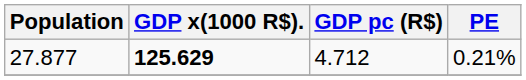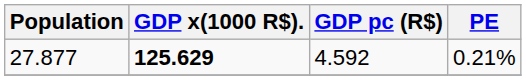(342, 57) 4.712 -> (342, 57) 4.592
